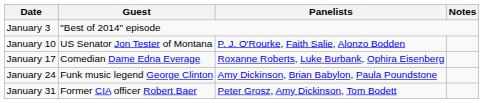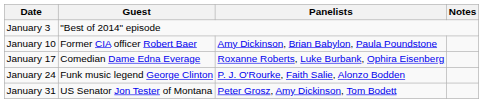(136, 43) US Senator Jon Tester of Montana -> (129, 43) Former CIA officer Robert Baer
(311, 43) P. J. O'Rourke, Faith Salie, Alonzo Bodden -> (327, 43) Amy Dickinson, Brian Babylon, Paula Poundstone
(327, 75) Amy Dickinson, Brian Babylon, Paula Poundstone -> (311, 75) P. J. O'Rourke, Faith Salie, Alonzo Bodden
(129, 91) Former CIA officer Robert Baer -> (136, 91) US Senator Jon Tester of Montana
